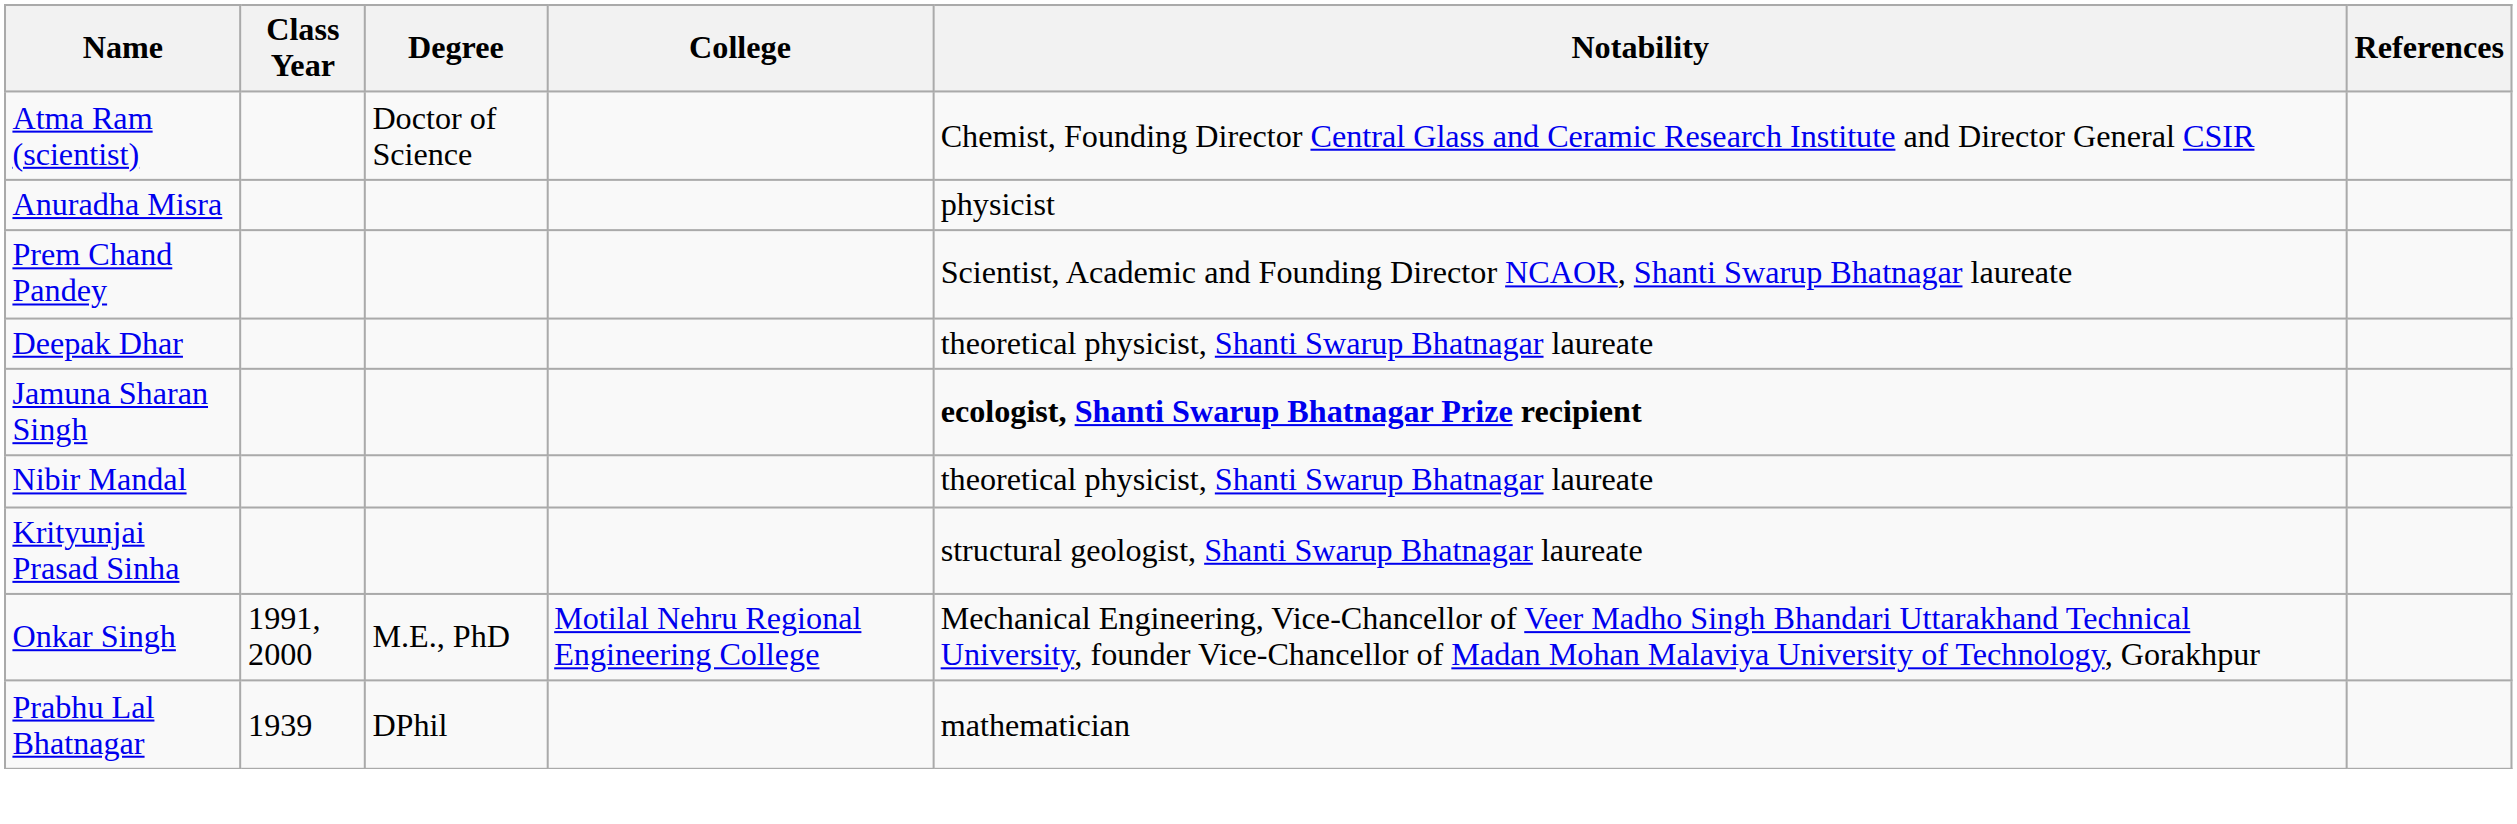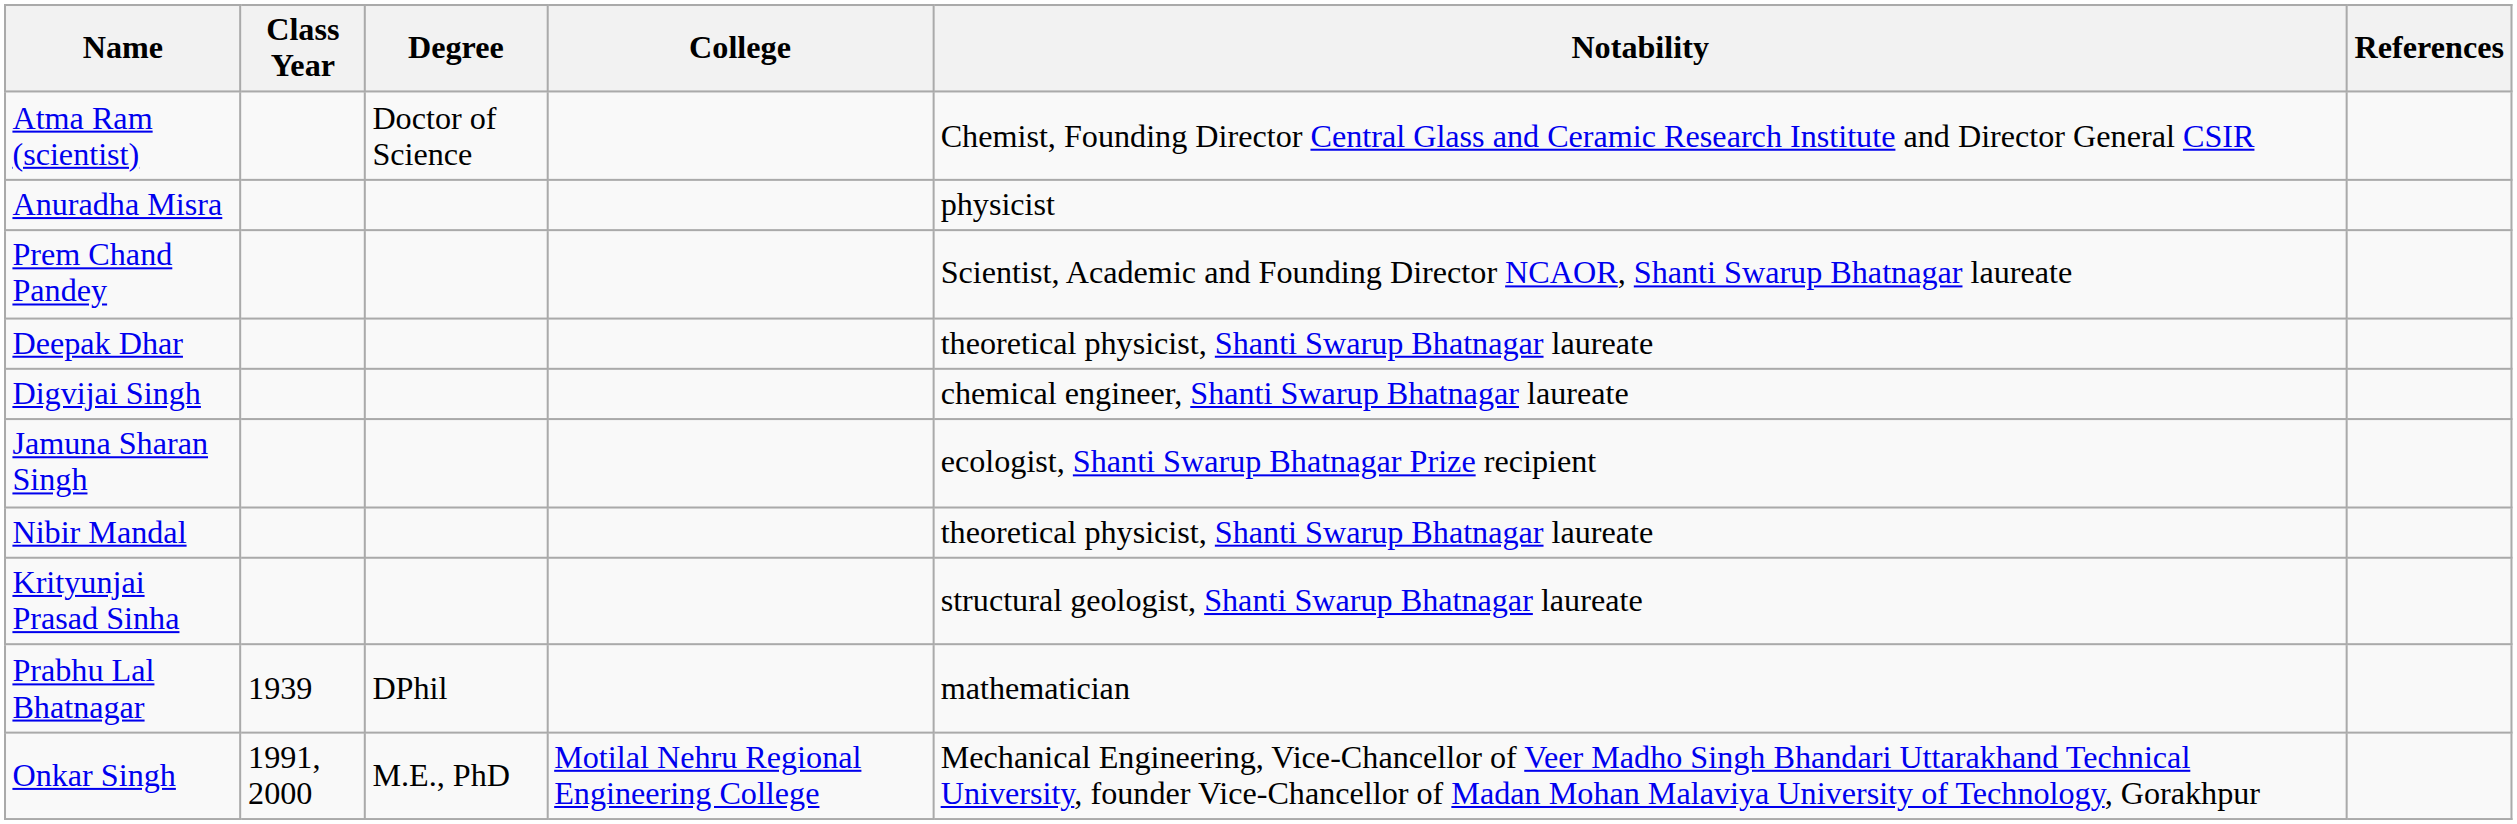+ row: (107, 393)
(1291, 411) bold -> (1268, 462) normal
rows swapped: (83, 724) <-> (94, 637)
